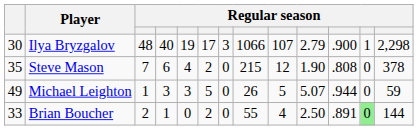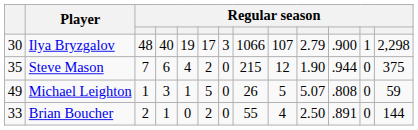(344, 68) .808 -> (344, 68) .944
(394, 68) 378 -> (394, 68) 375
(187, 91) 3 -> (187, 91) 1
(344, 91) .944 -> (344, 91) .808
(367, 113) lightgreen background -> (367, 113) no background
